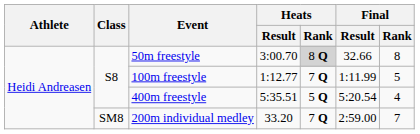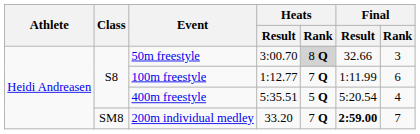(397, 56) 8 -> (398, 56) 3
(397, 77) 5 -> (398, 77) 6
(358, 118) normal -> (358, 118) bold
